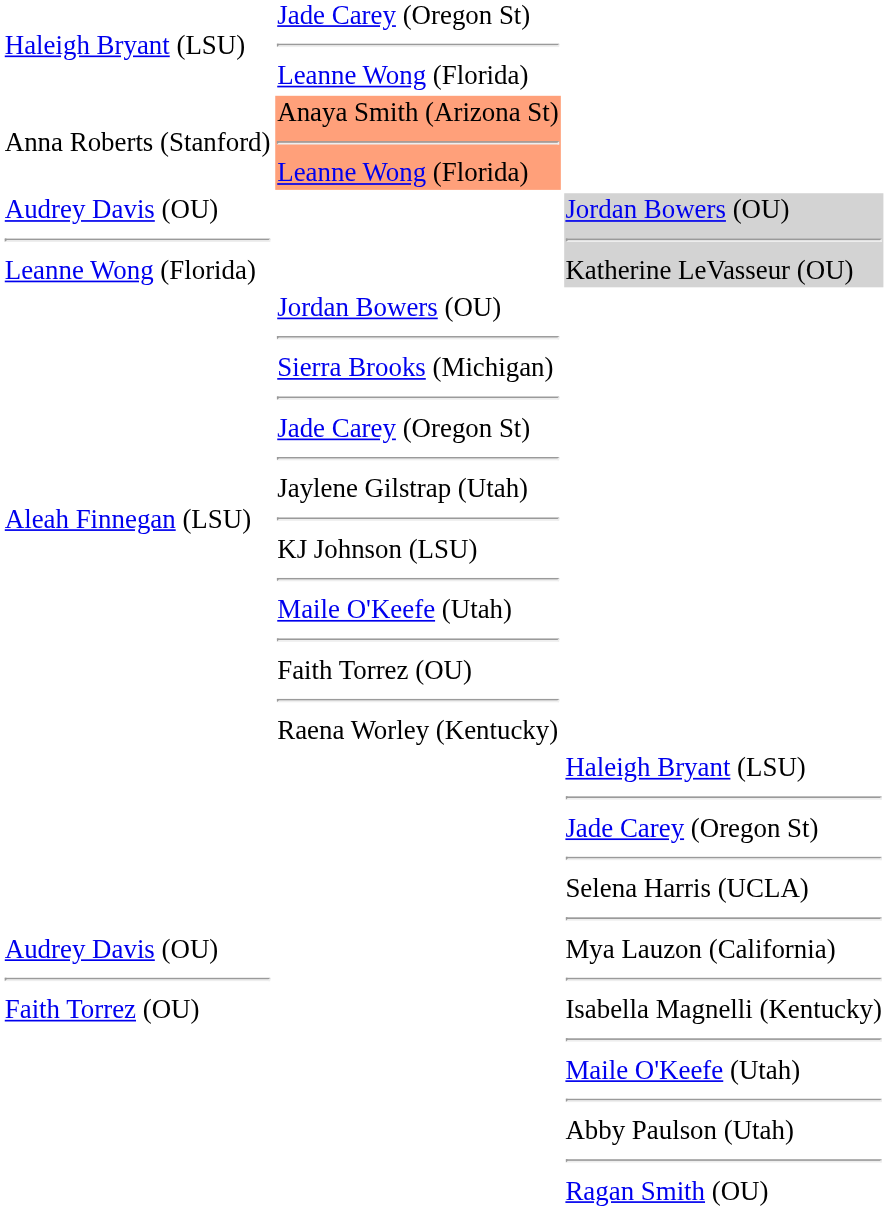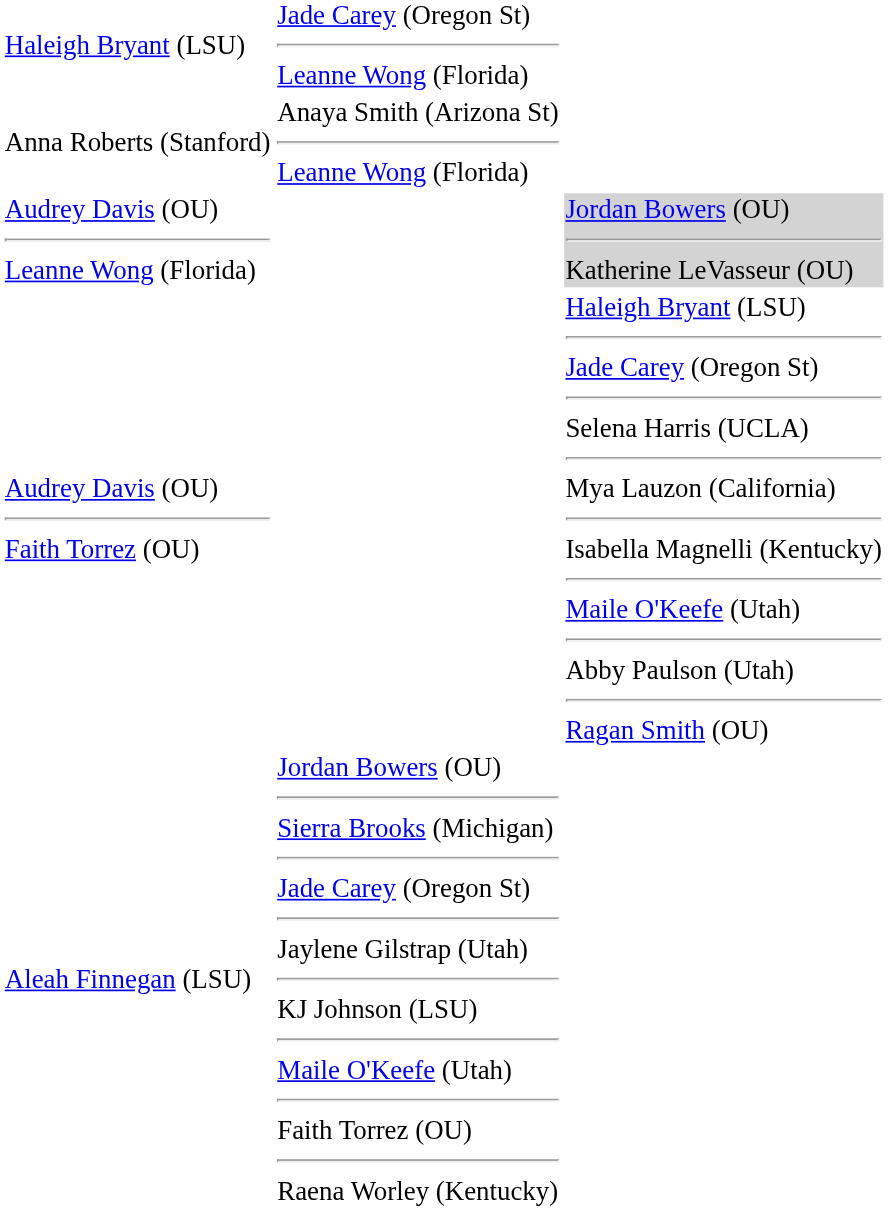(418, 142) lightsalmon background -> (418, 142) no background
rows swapped: (138, 979) <-> (128, 518)
